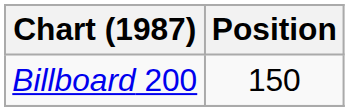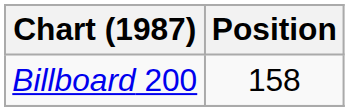(274, 79) 150 -> (274, 79) 158
